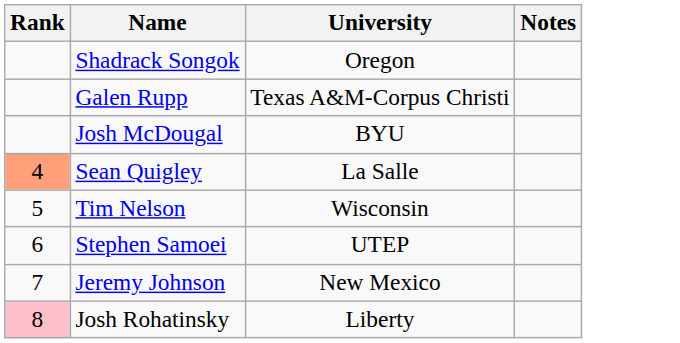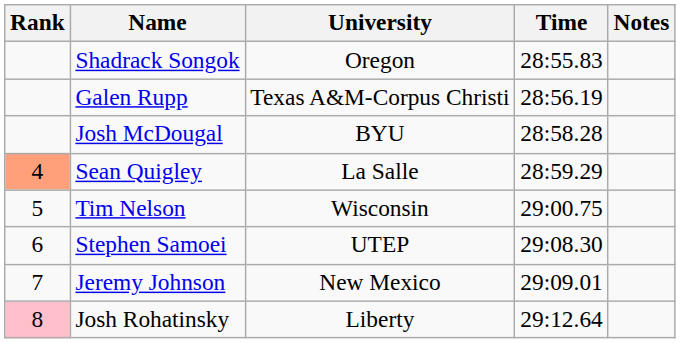+ column: (562, 23)
